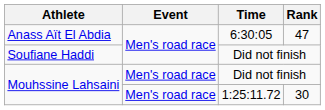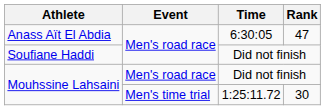(170, 95) Men's road race -> (168, 95) Men's time trial
